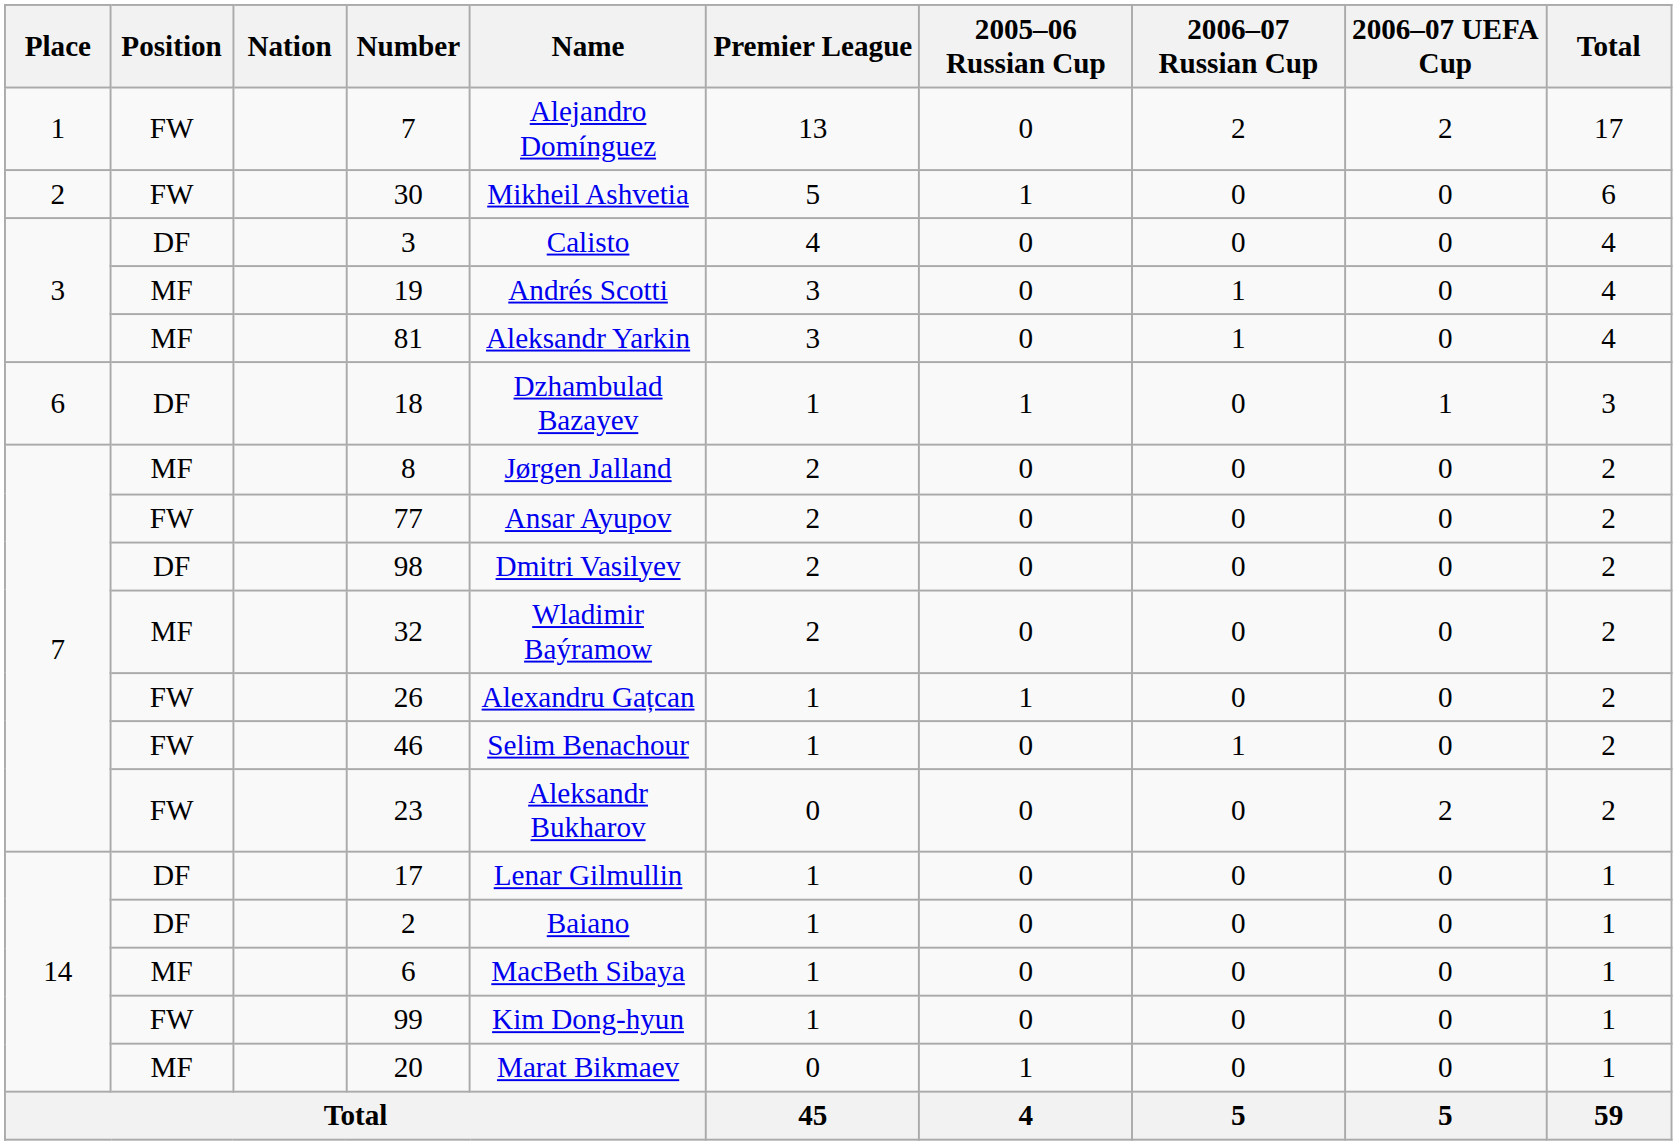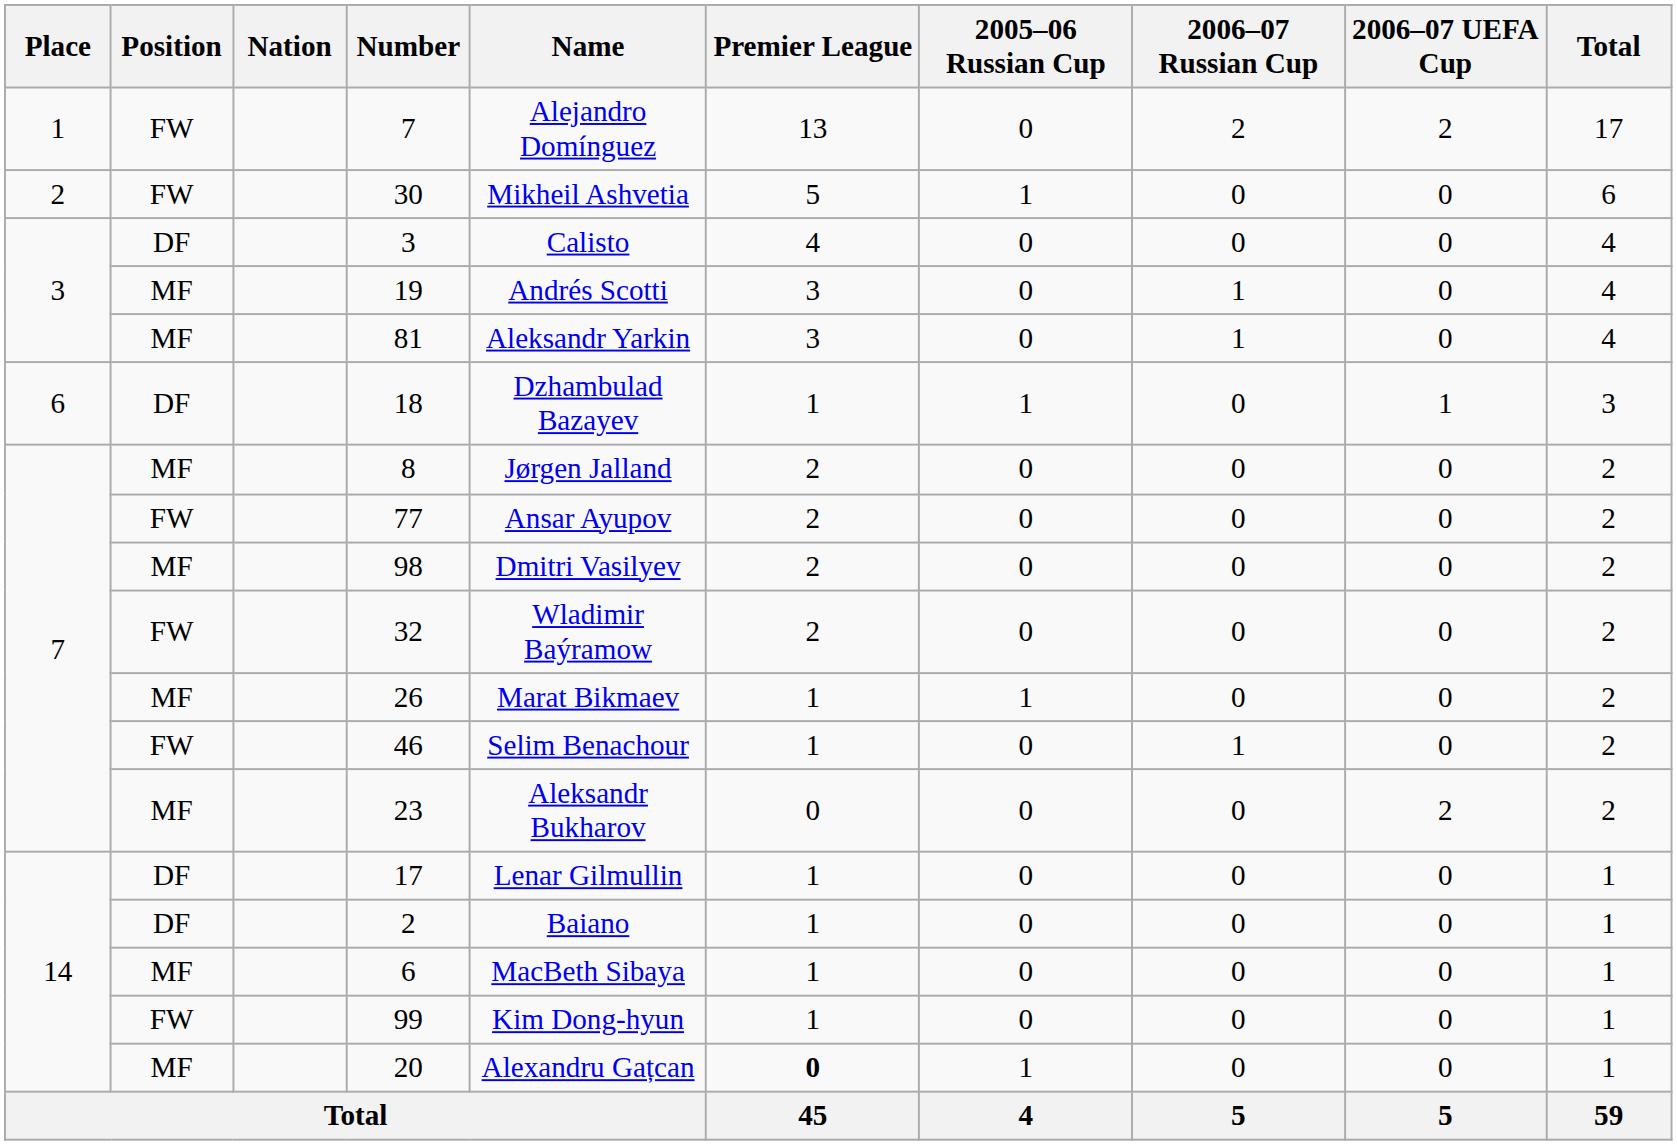(172, 565) DF -> (172, 565) MF
(172, 630) MF -> (172, 630) FW
(172, 696) FW -> (172, 696) MF
(588, 696) Alexandru Gațcan -> (588, 696) Marat Bikmaev
(172, 809) FW -> (172, 809) MF
(588, 1067) Marat Bikmaev -> (588, 1067) Alexandru Gațcan
(813, 1067) normal -> (813, 1067) bold
